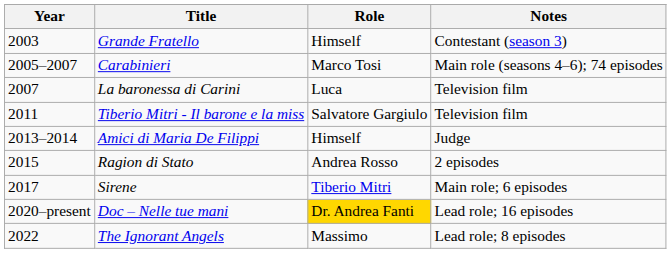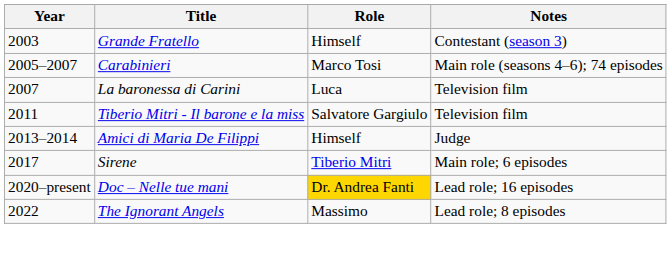- row: (146, 162)
